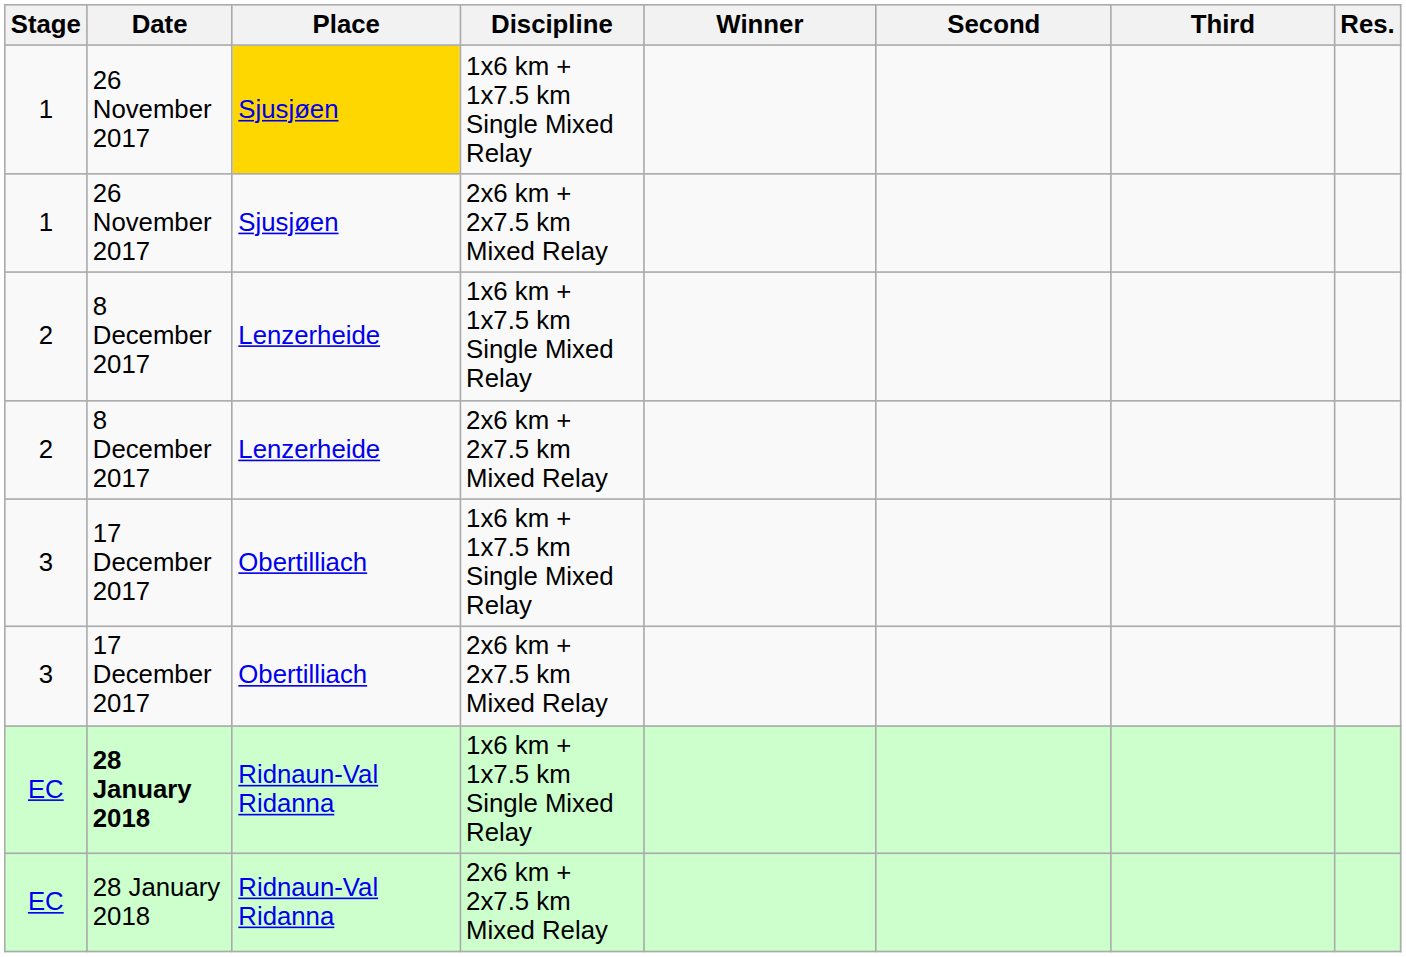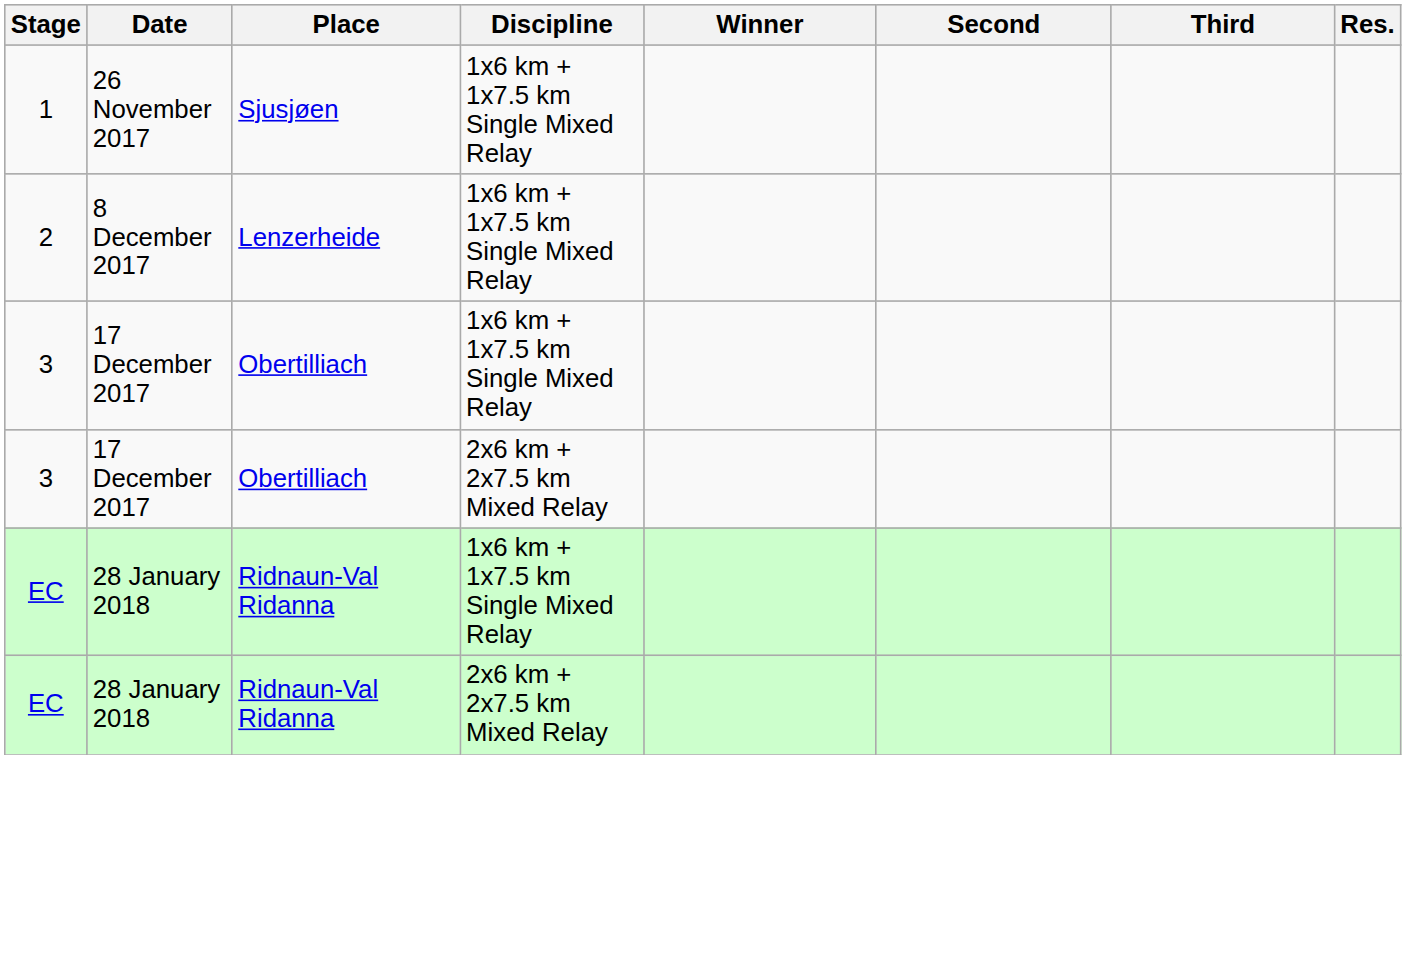(288, 109) gold background -> (288, 109) no background
- row: (46, 222)
- row: (46, 449)
(142, 789) bold -> (157, 591) normal
